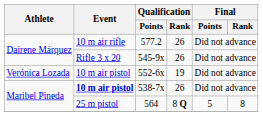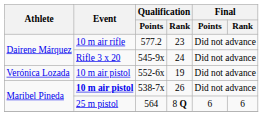(180, 42) 26 -> (180, 42) 23
(180, 58) 26 -> (180, 58) 24
(210, 104) 5 -> (210, 104) 6
(243, 104) 8 -> (243, 104) 6
